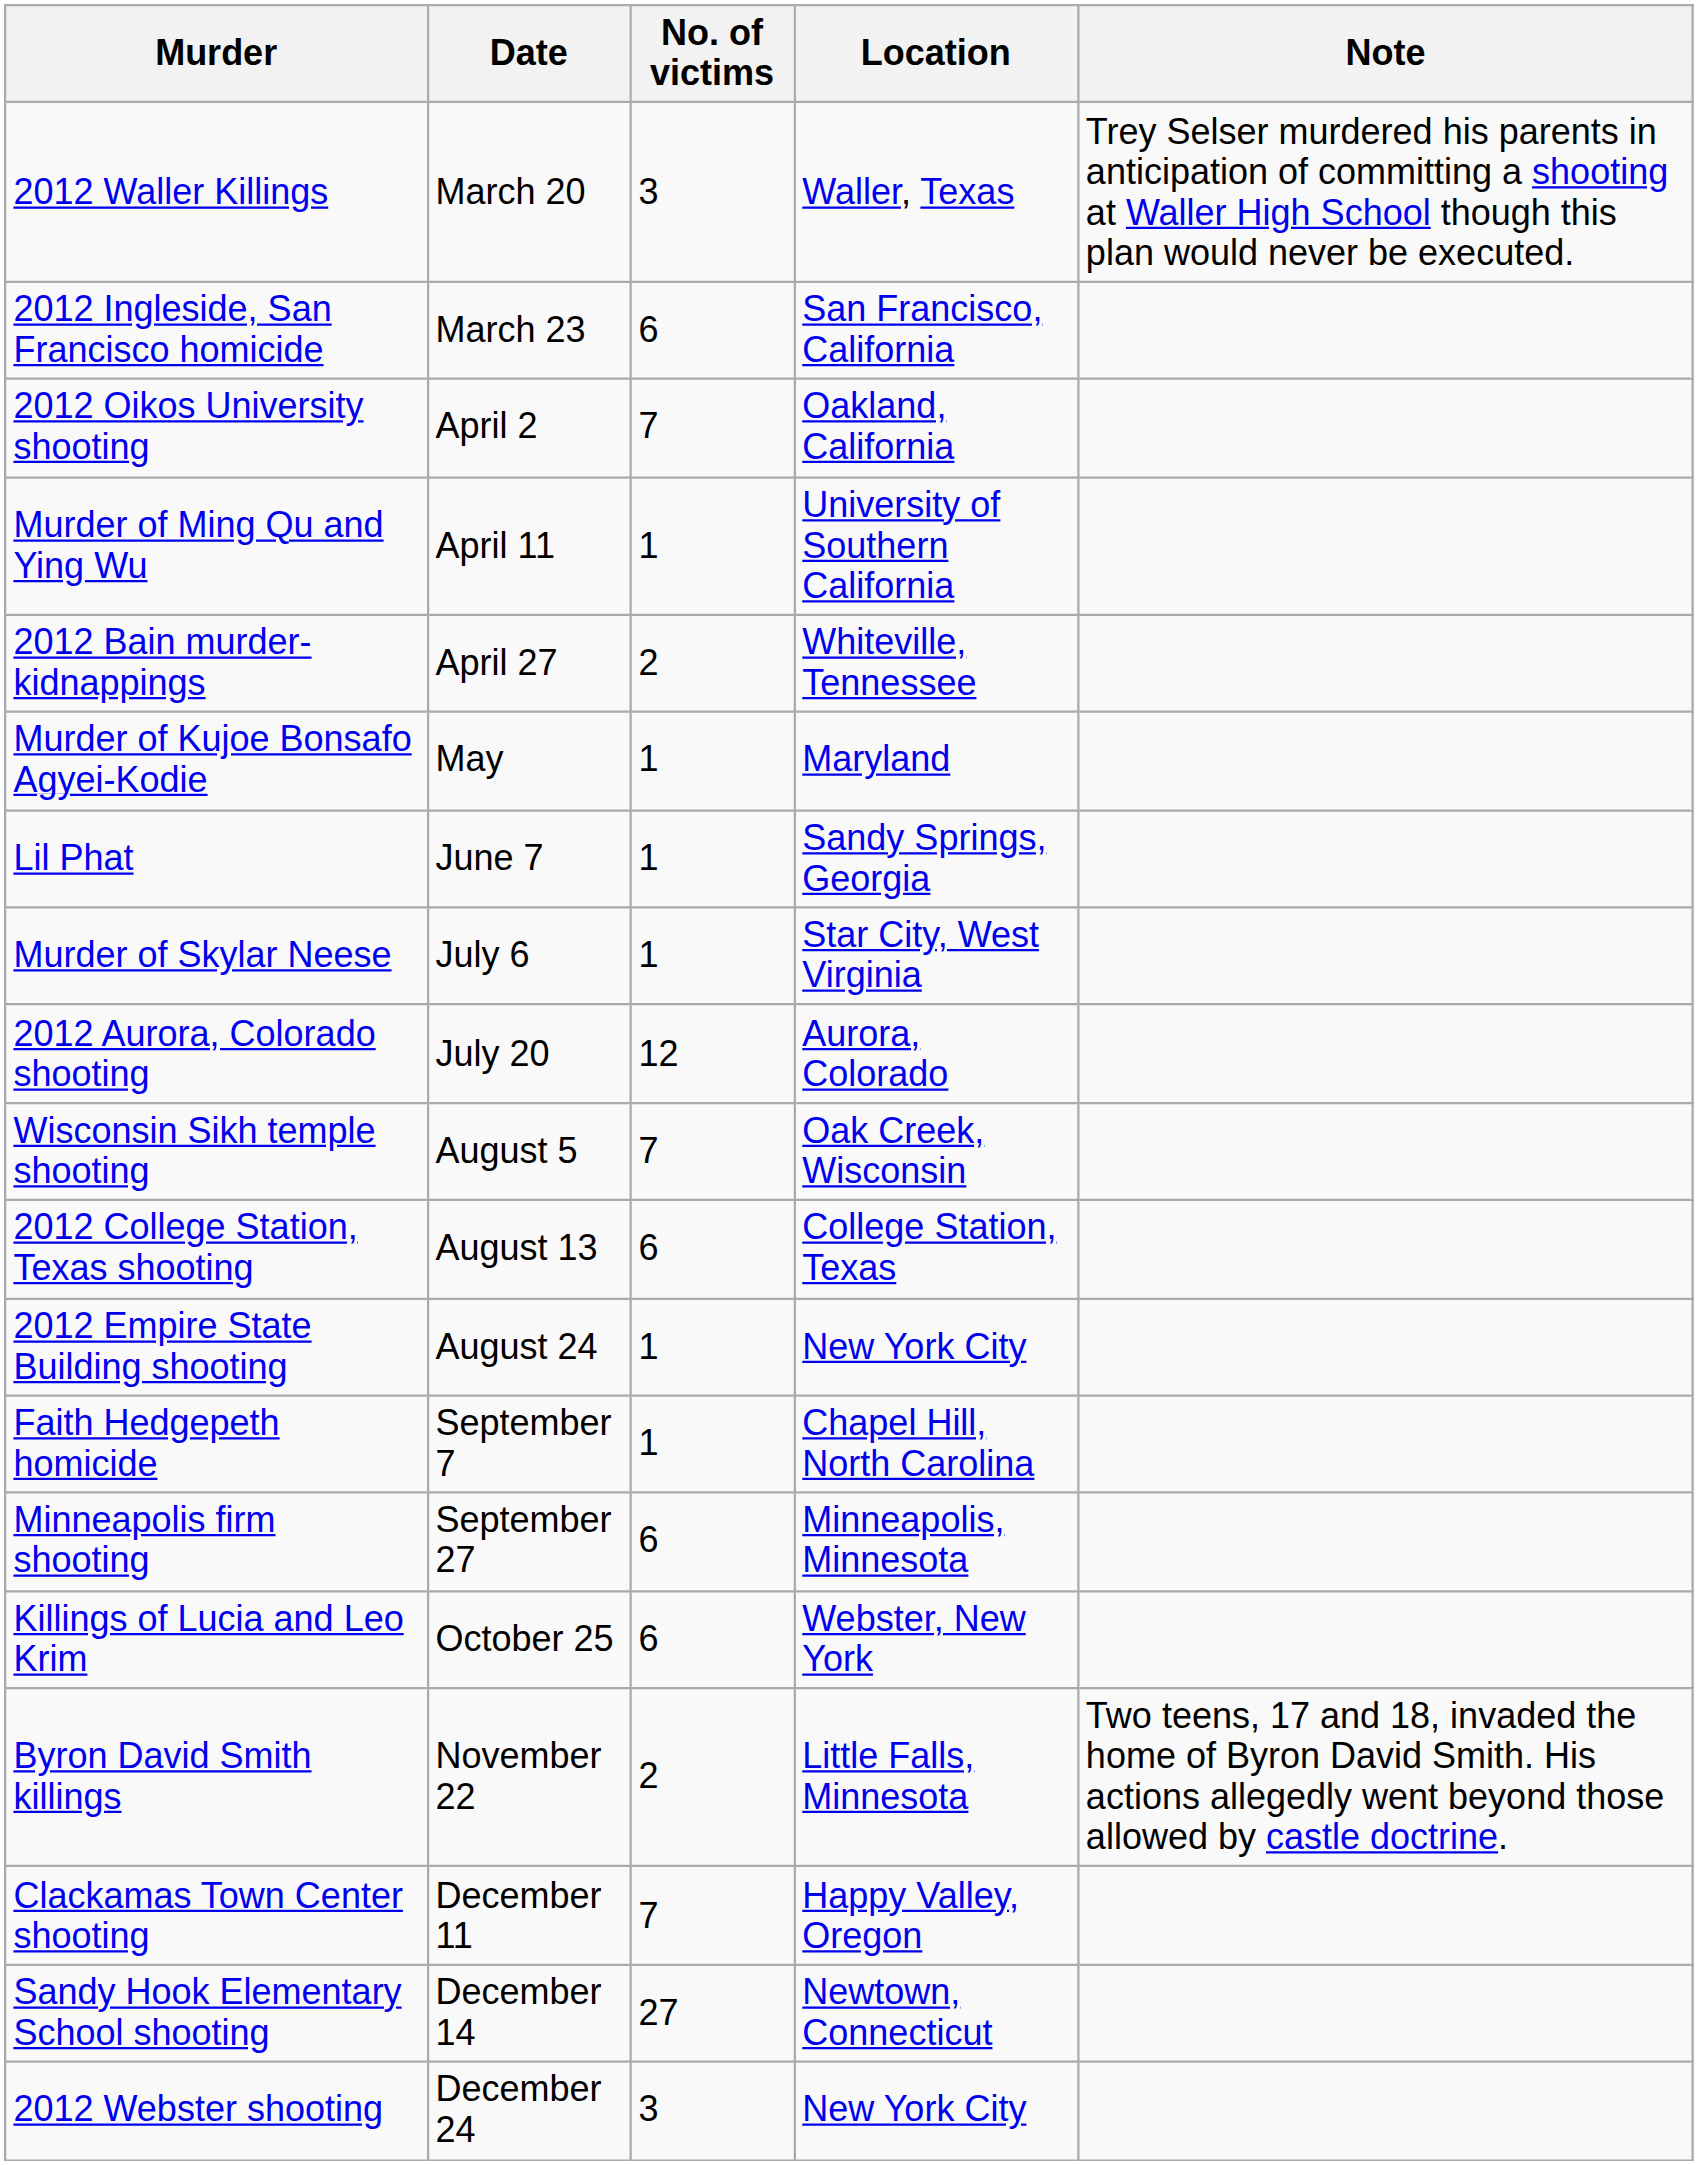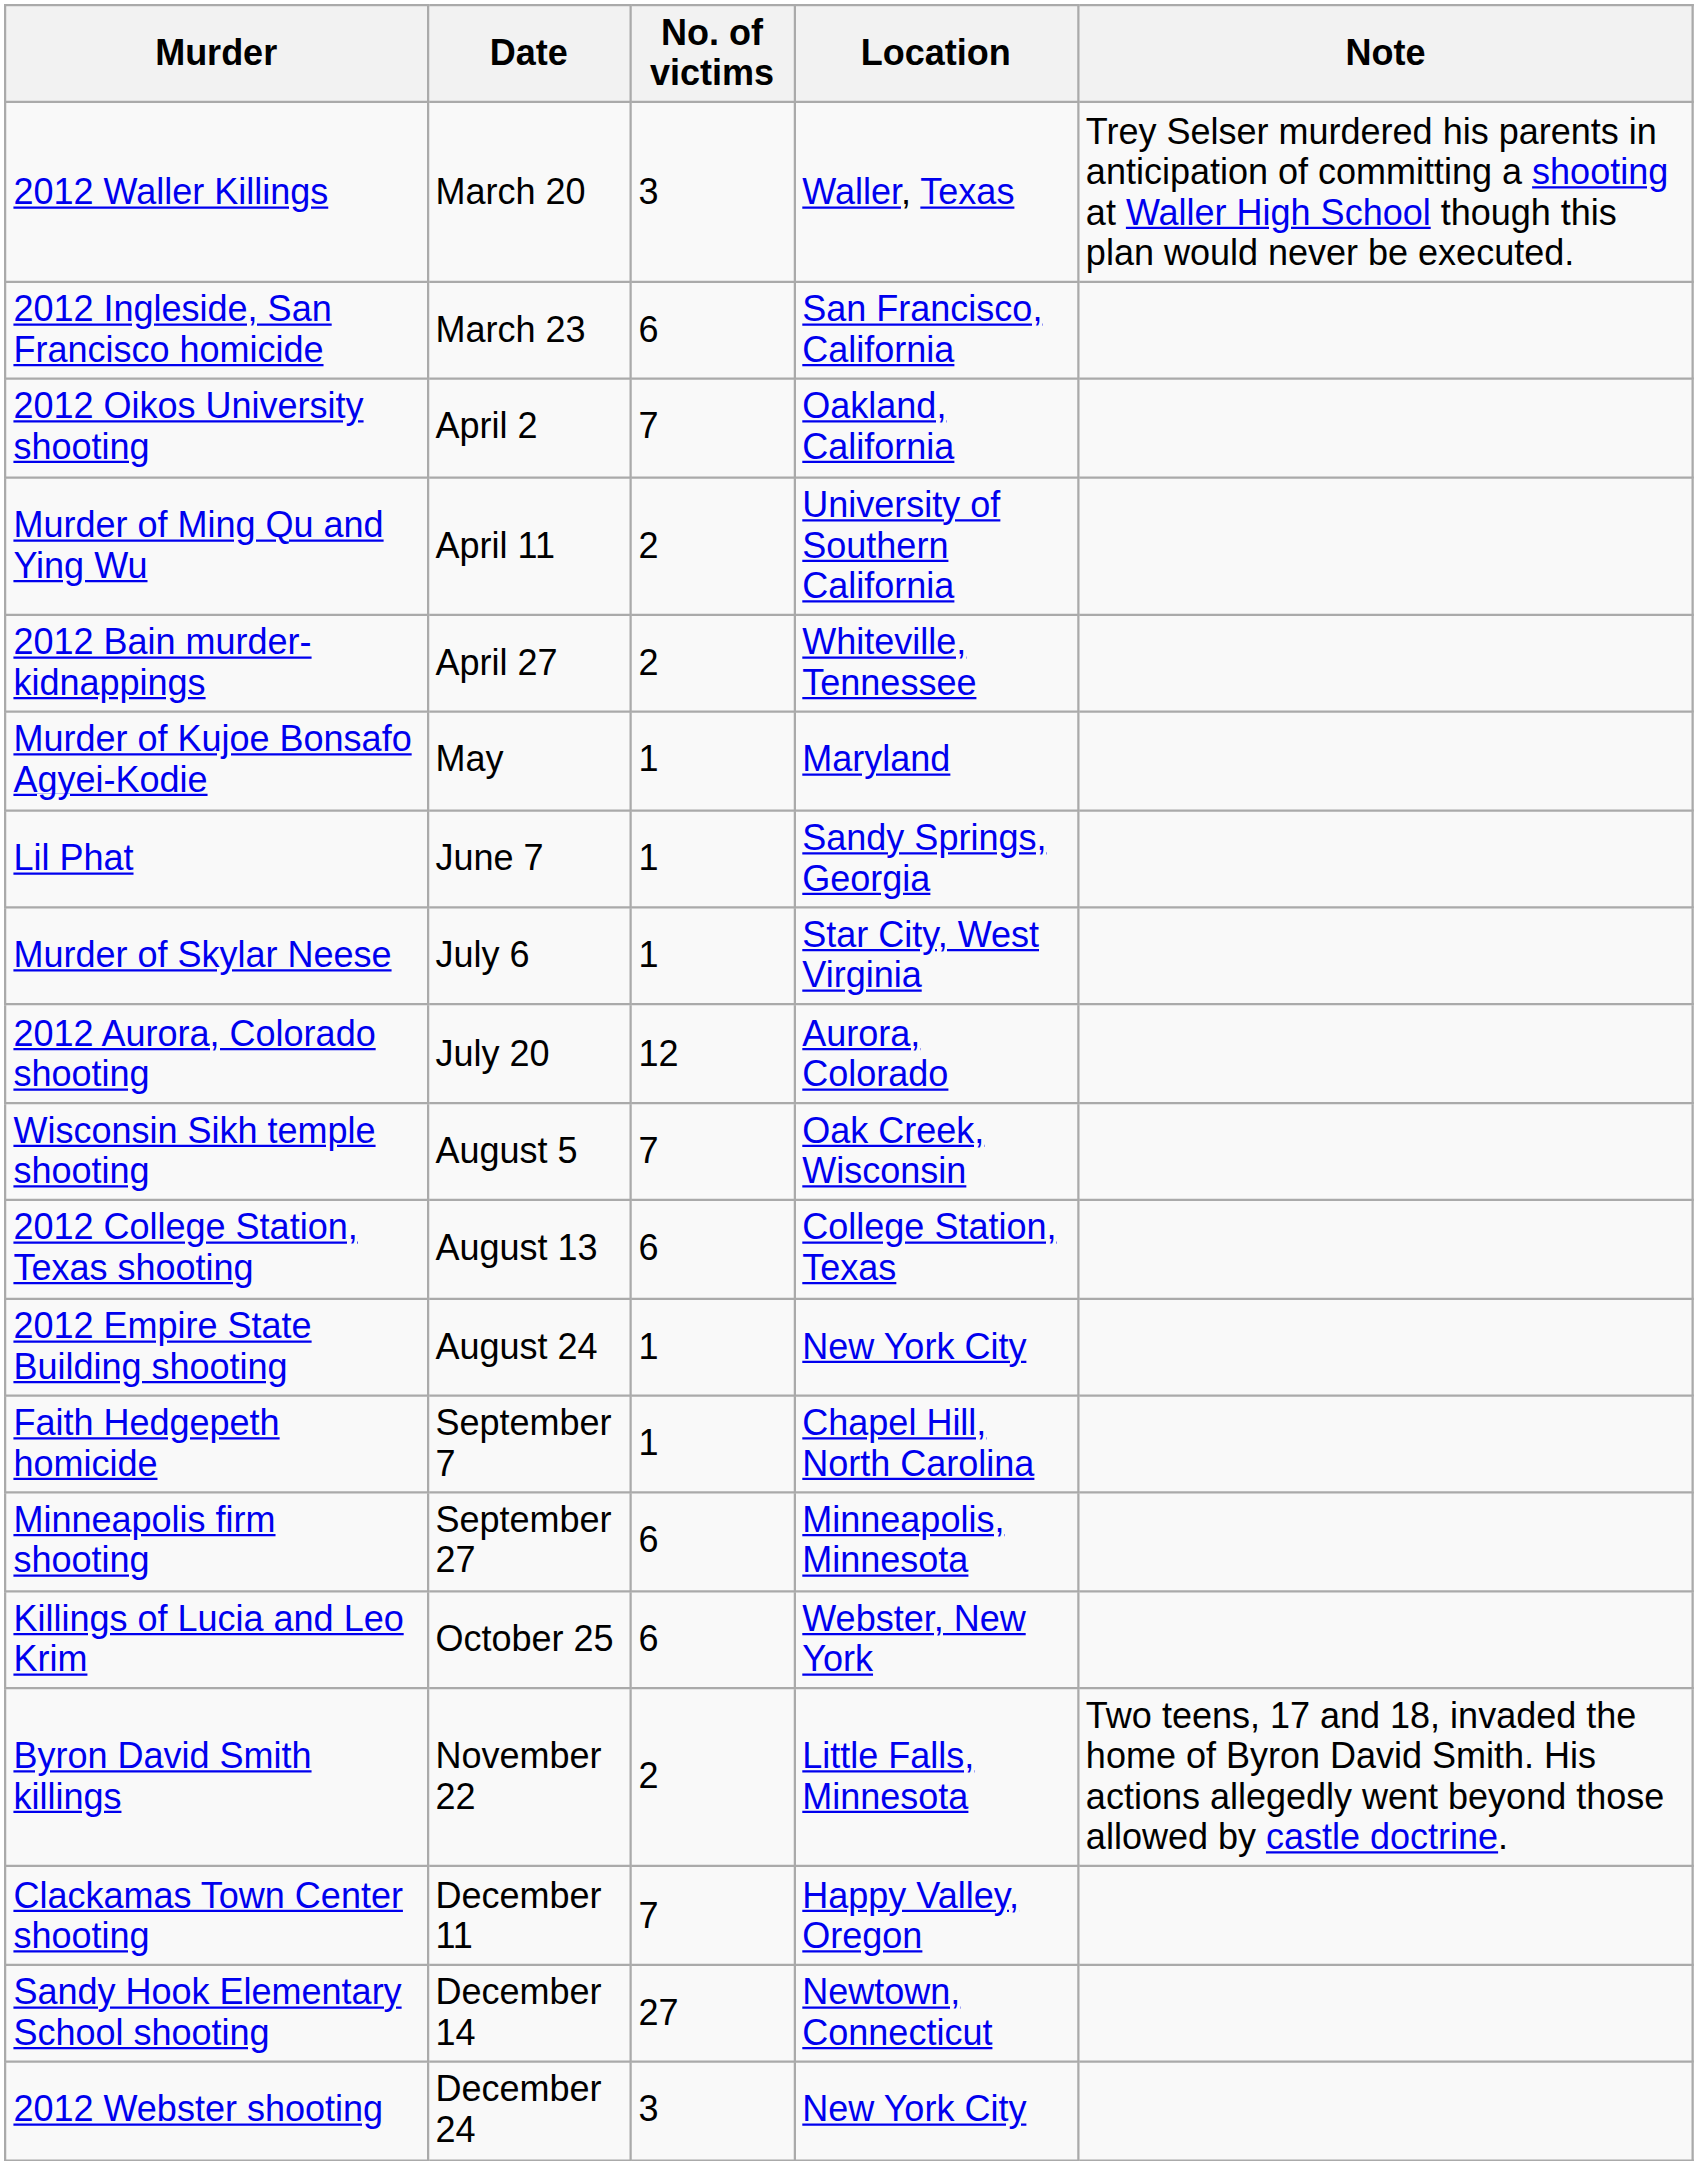(649, 544) 1 -> (649, 544) 2
